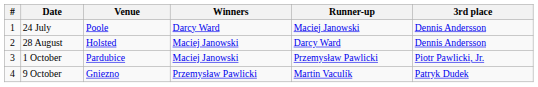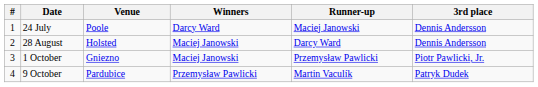(106, 58) Pardubice -> (103, 58) Gniezno
(103, 74) Gniezno -> (106, 74) Pardubice
